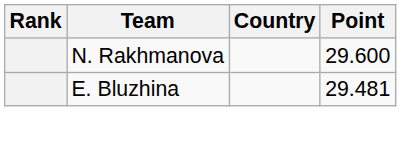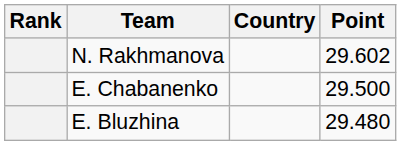(358, 55) 29.600 -> (358, 55) 29.602
+ row: (145, 88)
(358, 88) 29.481 -> (358, 122) 29.480
